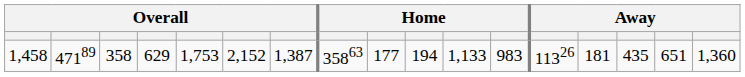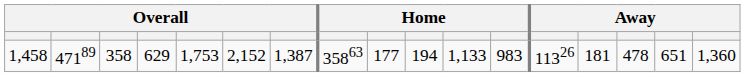(636, 55) 435 -> (636, 55) 478
